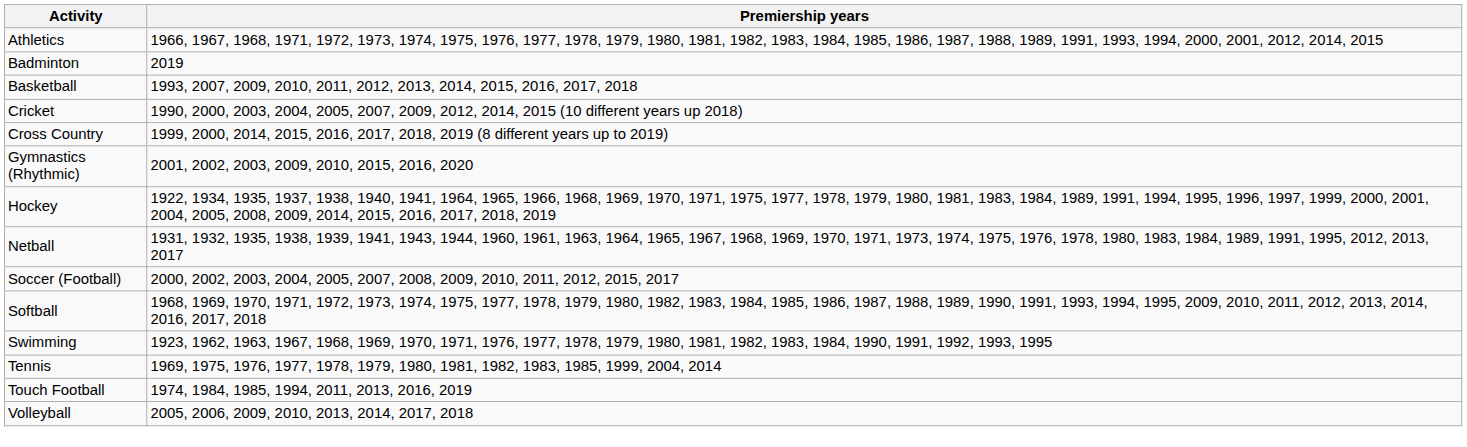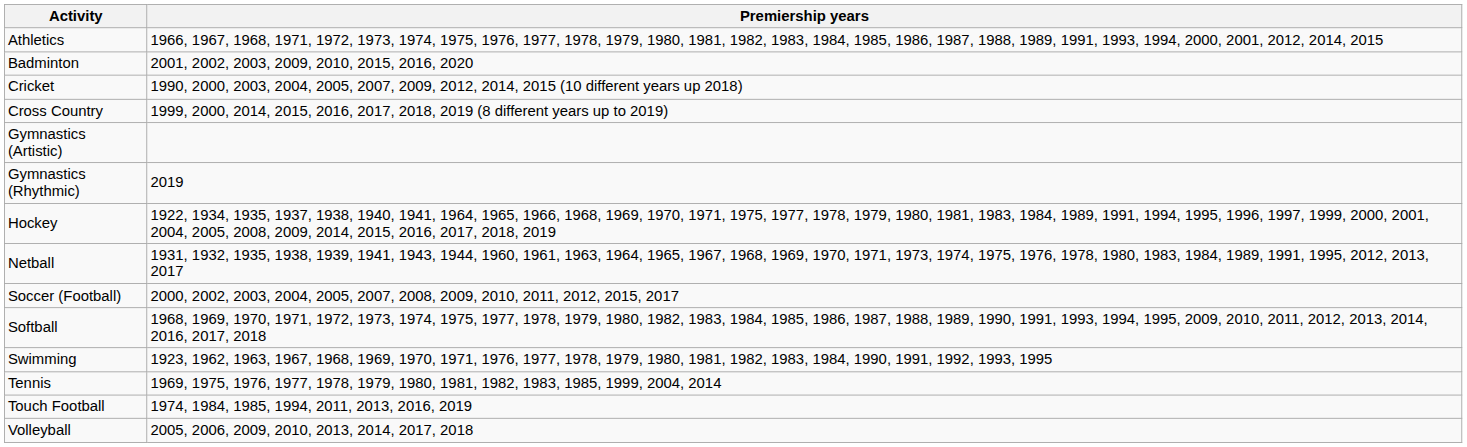(167, 63) 2019 -> (312, 63) 2001, 2002, 2003, 2009, 2010, 2015, 2016, 2020
- row: (42, 87)
+ row: (47, 142)
(312, 166) 2001, 2002, 2003, 2009, 2010, 2015, 2016, 2020 -> (167, 183) 2019
